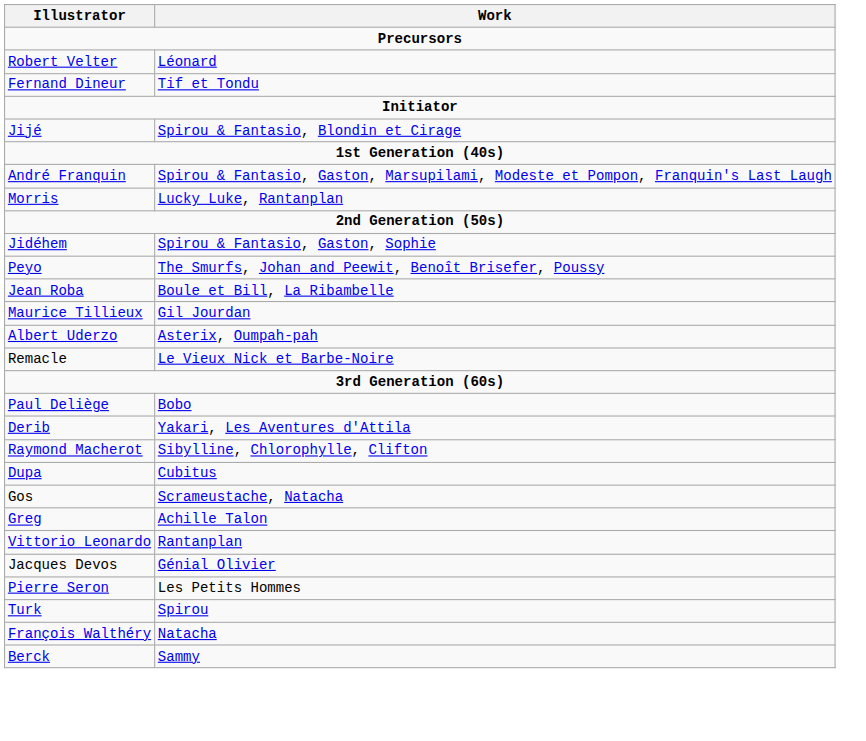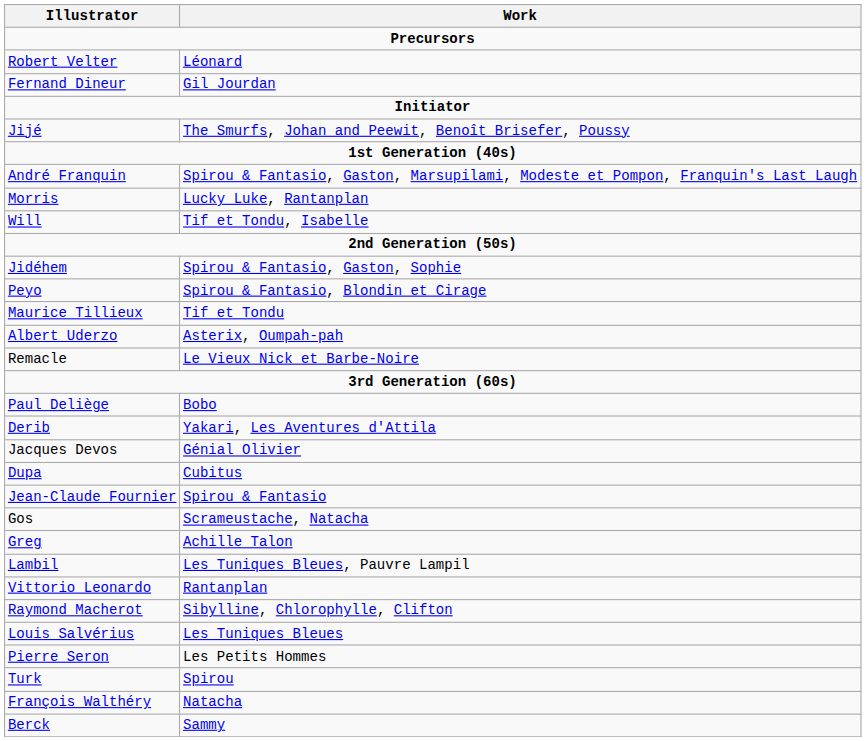(208, 85) Tif et Tondu -> (229, 85) Gil Jourdan
(309, 130) Spirou & Fantasio, Blondin et Cirage -> (406, 130) The Smurfs, Johan and Peewit, Benoît Brisefer, Poussy
+ row: (25, 222)
(381, 268) The Smurfs, Johan and Peewit, Benoît Brisefer, Poussy -> (335, 291) Spirou & Fantasio, Blondin et Cirage
- row: (46, 291)
(204, 313) Gil Jourdan -> (234, 313) Tif et Tondu
rows swapped: (63, 565) <-> (75, 451)
+ row: (92, 497)
+ row: (33, 565)
+ row: (71, 634)
